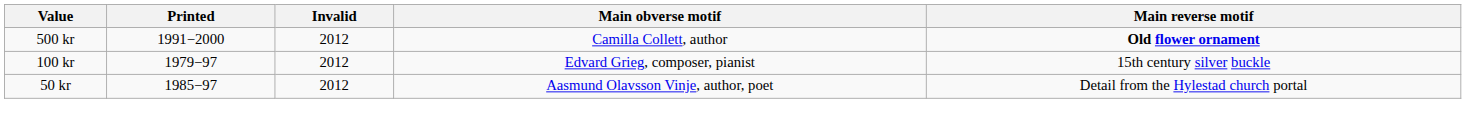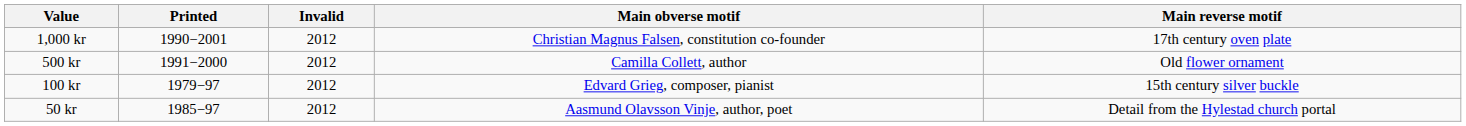+ row: (61, 39)
(1194, 39) bold -> (1222, 62) normal
